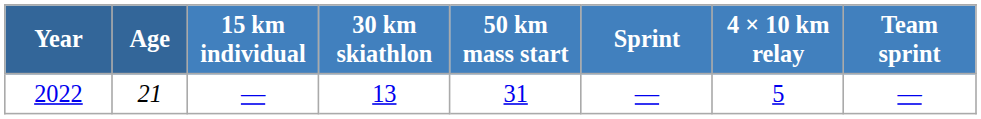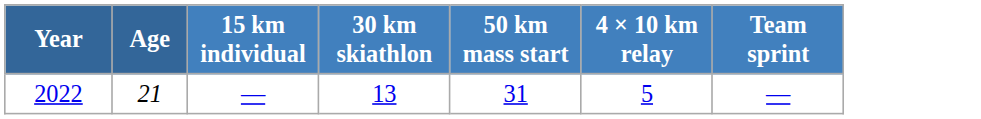- column: (647, 39)
